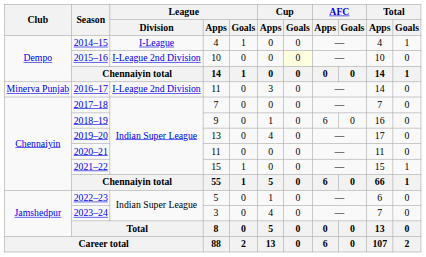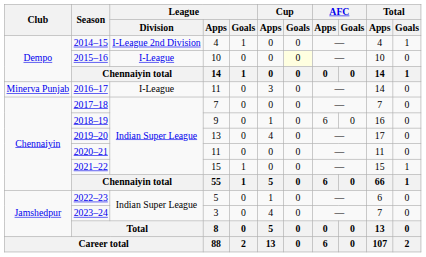(157, 43) I-League -> (157, 43) I-League 2nd Division
(157, 58) I-League 2nd Division -> (157, 58) I-League
(157, 89) I-League 2nd Division -> (157, 89) I-League
